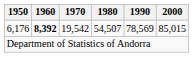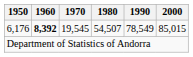(75, 28) 19,542 -> (75, 28) 19,545
(140, 28) 78,569 -> (140, 28) 78,549
